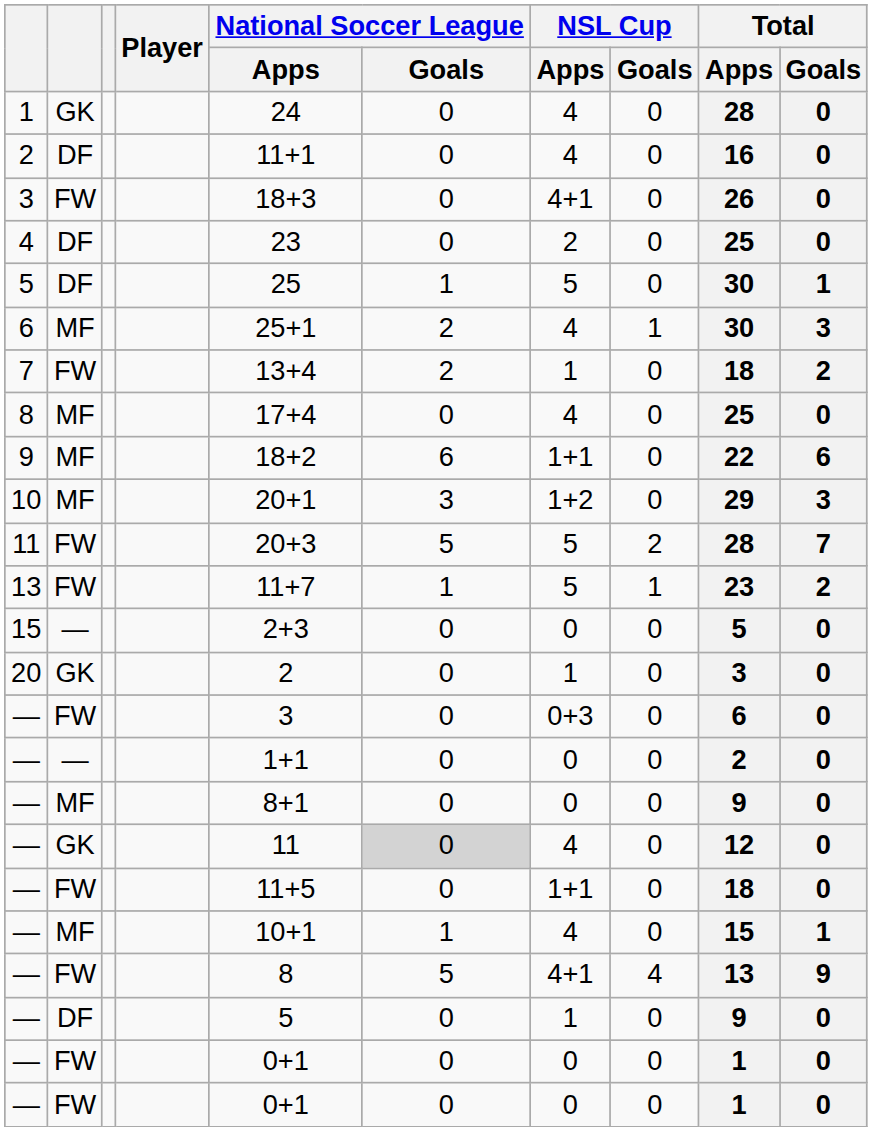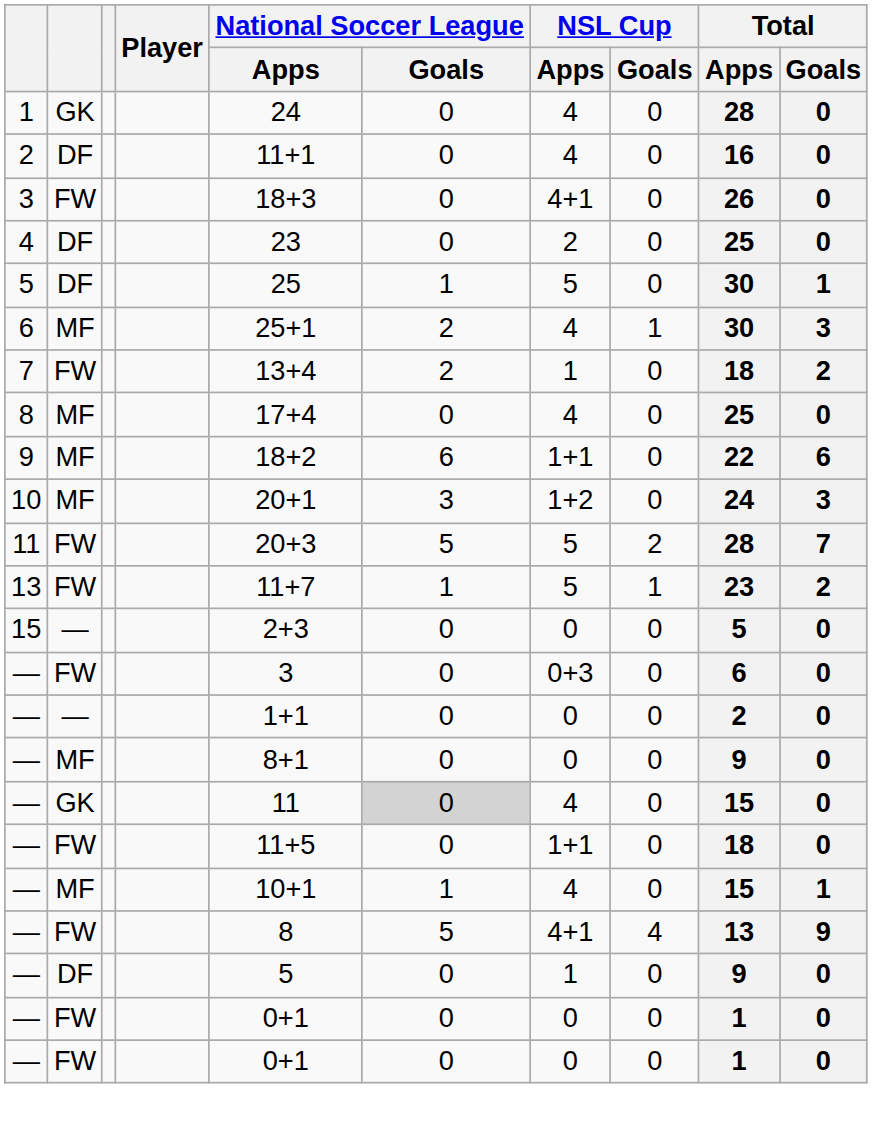(739, 500) 29 -> (739, 500) 24
- row: (26, 673)
(739, 845) 12 -> (739, 802) 15
